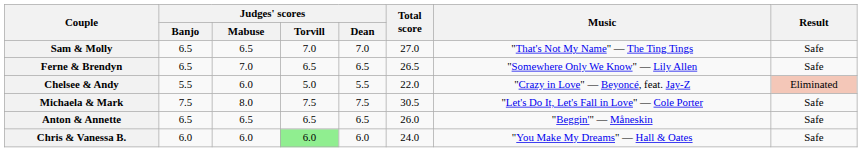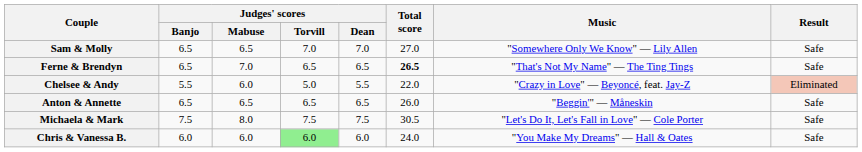(602, 49) "That's Not My Name" — The Ting Tings -> (602, 49) "Somewhere Only We Know" — Lily Allen
(410, 67) normal -> (410, 67) bold
(602, 67) "Somewhere Only We Know" — Lily Allen -> (602, 67) "That's Not My Name" — The Ting Tings
rows swapped: (82, 120) <-> (82, 102)
